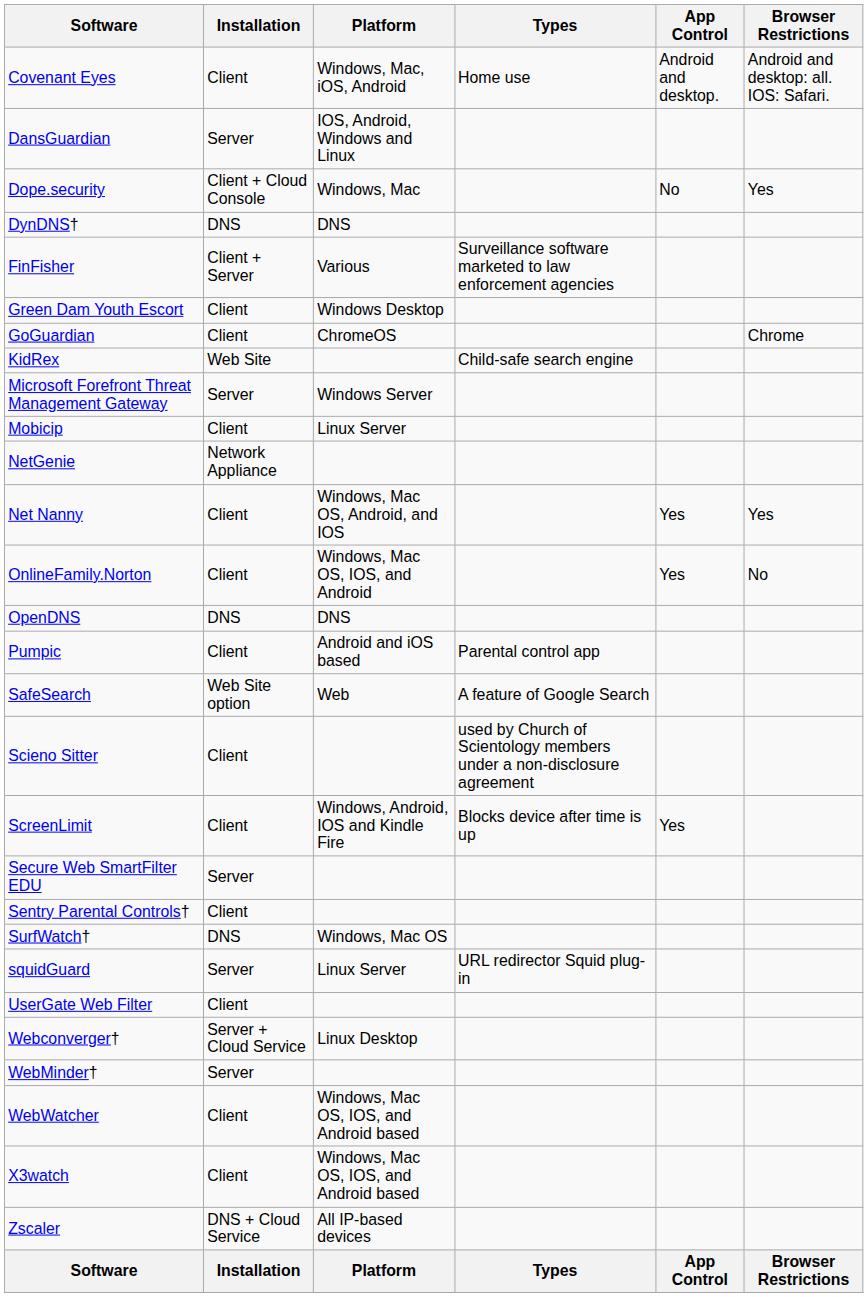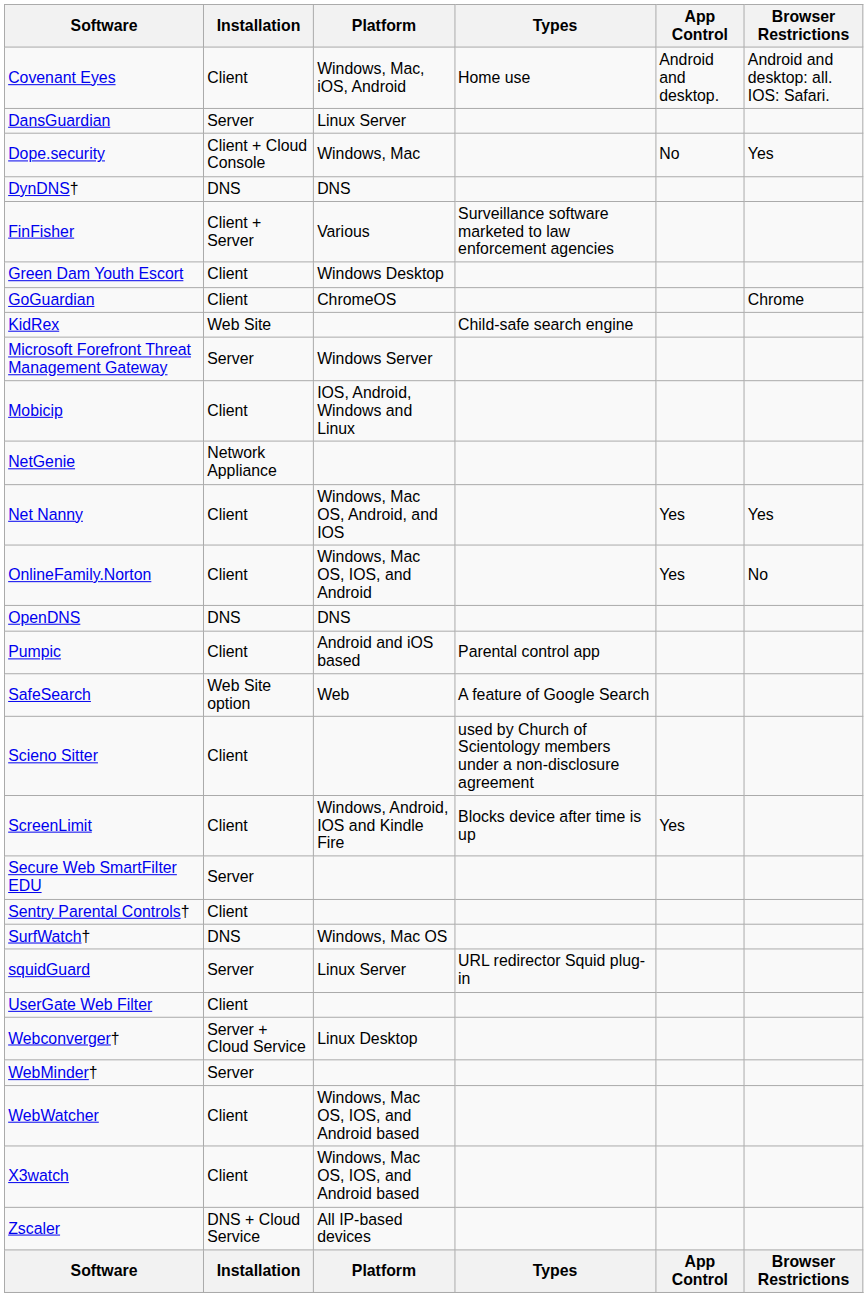(365, 138) IOS, Android, Windows and Linux -> (362, 120) Linux Server
(362, 428) Linux Server -> (365, 410) IOS, Android, Windows and Linux
